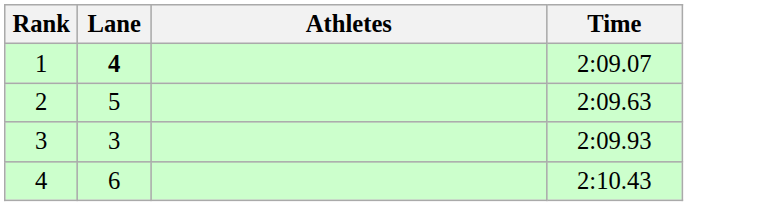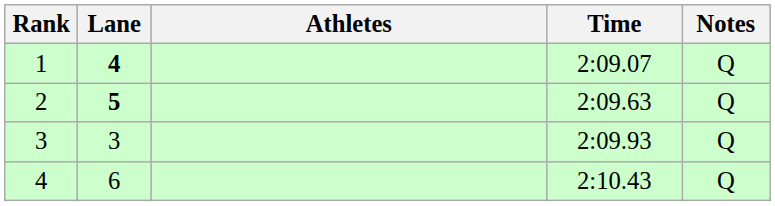+ column: (726, 24)
(114, 102) normal -> (114, 102) bold
